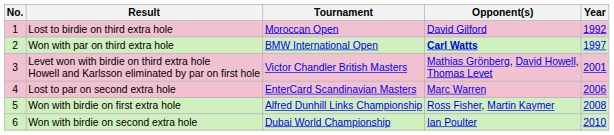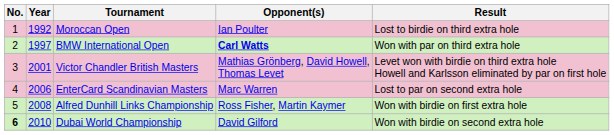columns swapped: (595, 13) <-> (144, 13)
(457, 29) David Gilford -> (243, 29) Ian Poulter
(15, 122) normal -> (15, 122) bold
(452, 122) Ian Poulter -> (248, 122) David Gilford
